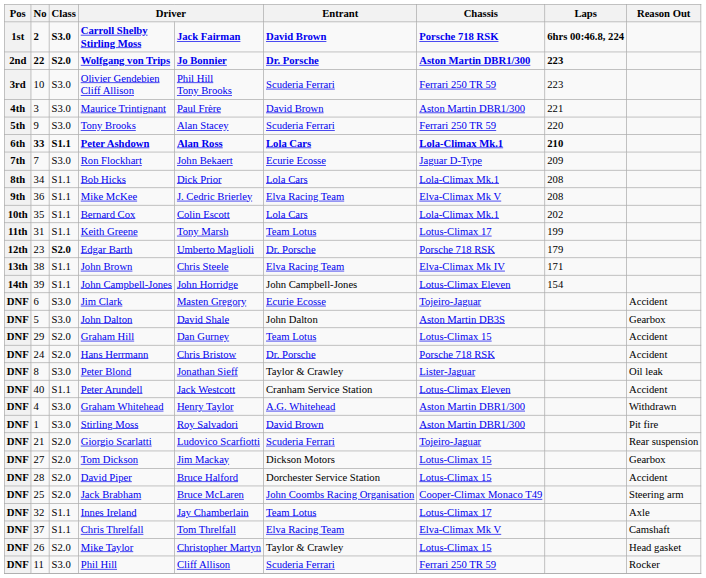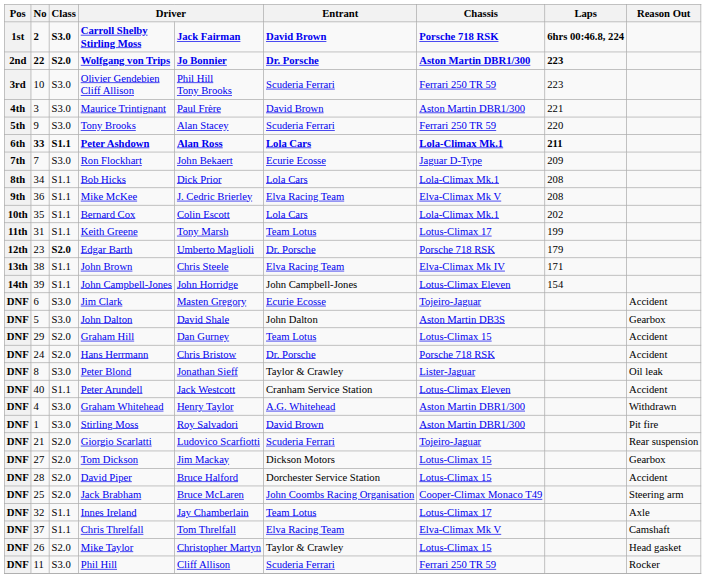(555, 143) 210 -> (555, 143) 211
